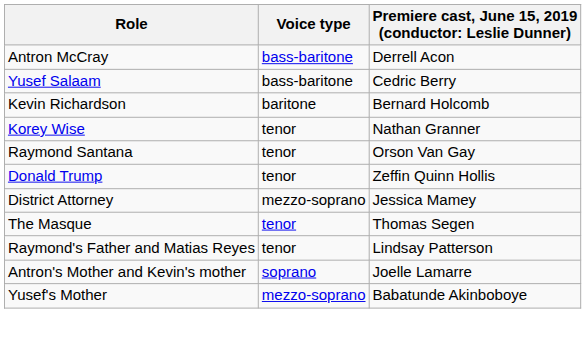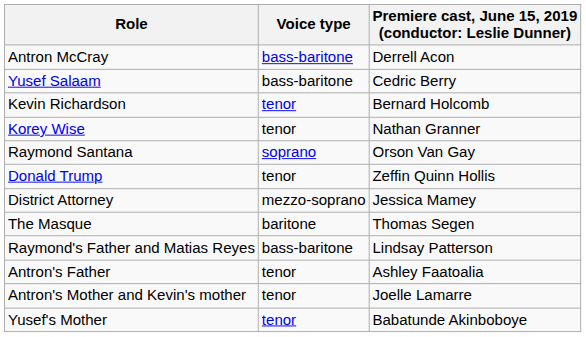(289, 104) baritone -> (279, 104) tenor
(279, 152) tenor -> (289, 152) soprano
(279, 224) tenor -> (289, 224) baritone
(279, 248) tenor -> (307, 248) bass-baritone
+ row: (59, 271)
(289, 271) soprano -> (279, 295) tenor
(314, 295) mezzo-soprano -> (279, 319) tenor
